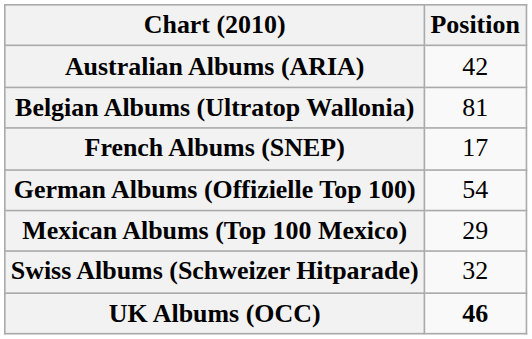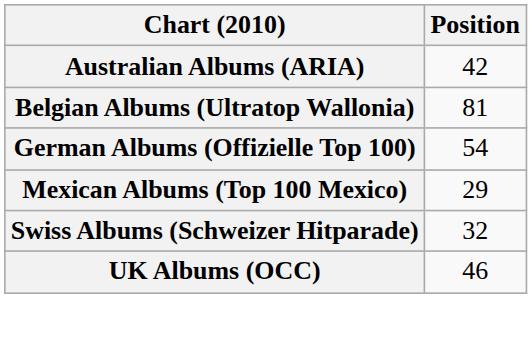- row: (215, 148)
(475, 312) bold -> (475, 271) normal
